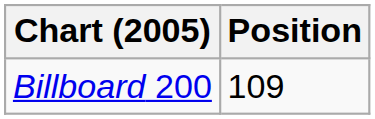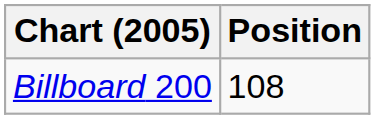(256, 85) 109 -> (256, 85) 108
